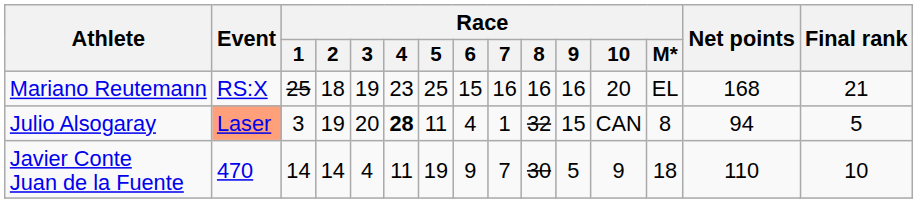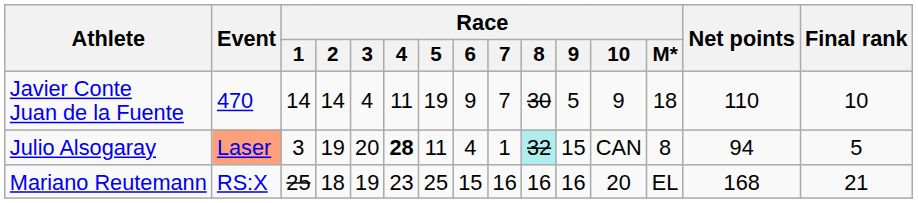rows swapped: (108, 89) <-> (97, 170)
(539, 123) no background -> (539, 148) paleturquoise background
